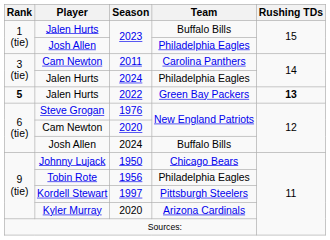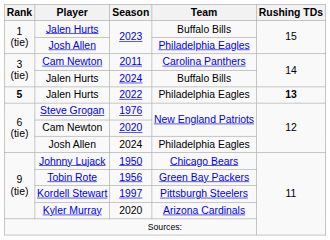(204, 78) Philadelphia Eagles -> (204, 78) Buffalo Bills
(204, 95) Green Bay Packers -> (204, 95) Philadelphia Eagles
(204, 144) Buffalo Bills -> (204, 144) Philadelphia Eagles
(204, 177) Philadelphia Eagles -> (204, 177) Green Bay Packers
